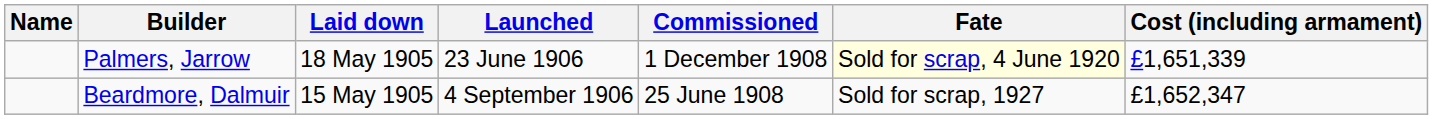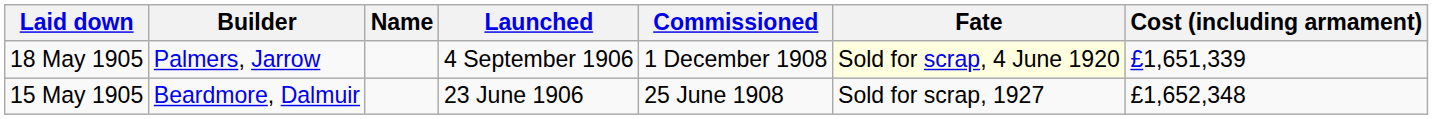columns swapped: (41, 22) <-> (367, 22)
(514, 59) 23 June 1906 -> (539, 59) 4 September 1906
(539, 95) 4 September 1906 -> (514, 95) 23 June 1906
(1188, 95) £1,652,347 -> (1188, 95) £1,652,348
